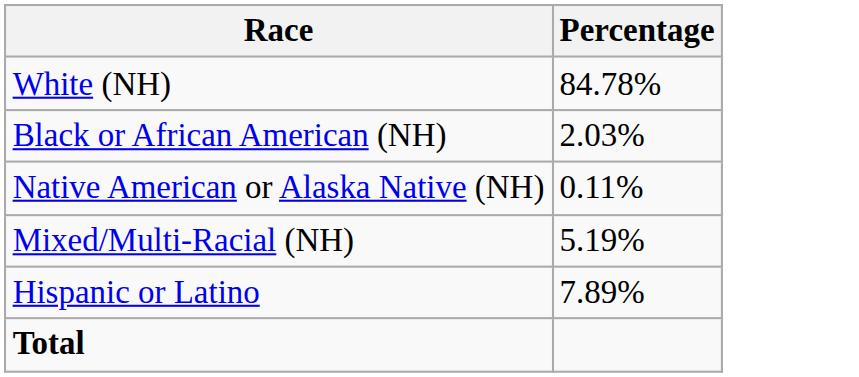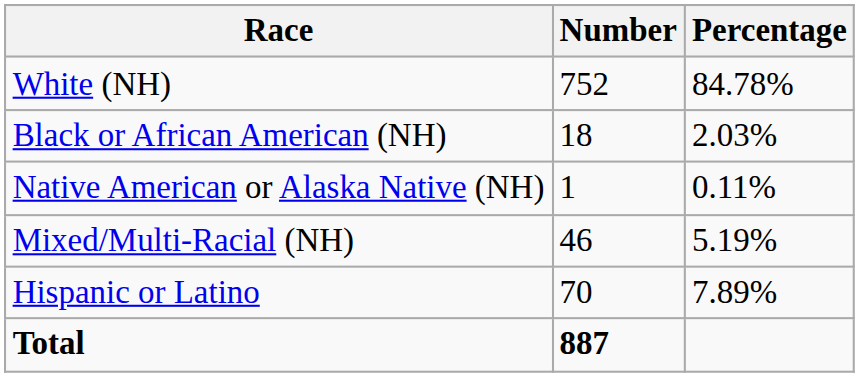+ column: (618, 30)
